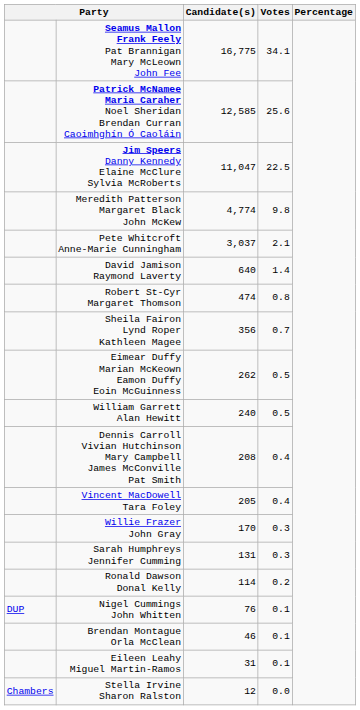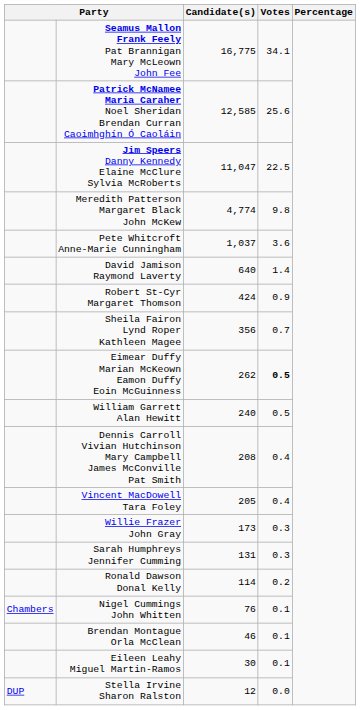(241, 244) 3,037 -> (241, 244) 1,037
(281, 244) 2.1 -> (281, 244) 3.6
(247, 298) 474 -> (247, 298) 424
(281, 298) 0.8 -> (281, 298) 0.9
(281, 375) normal -> (281, 375) bold
(247, 528) 170 -> (247, 528) 173
(15, 610) DUP -> (30, 610) Chambers
(250, 664) 31 -> (250, 664) 30
(30, 691) Chambers -> (15, 691) DUP
